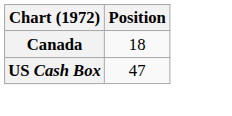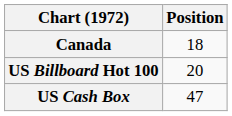+ row: (83, 70)
